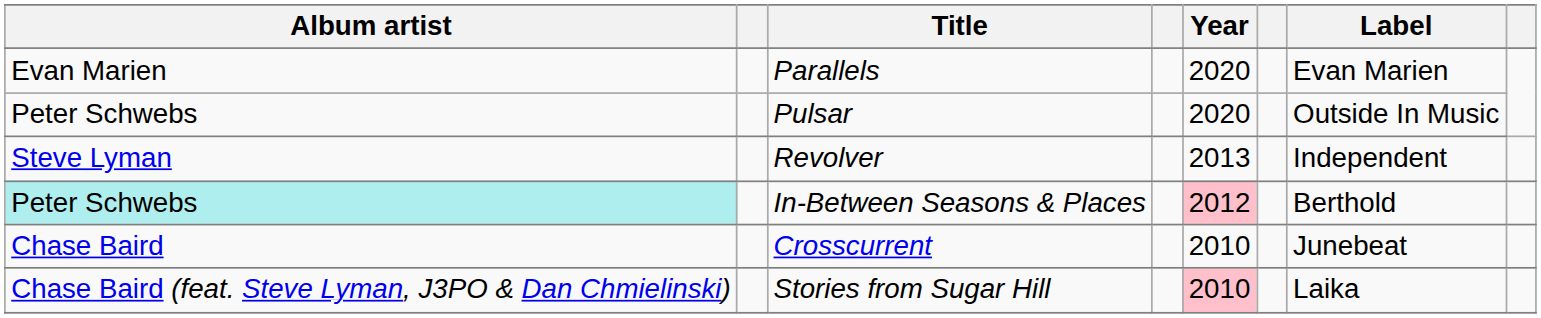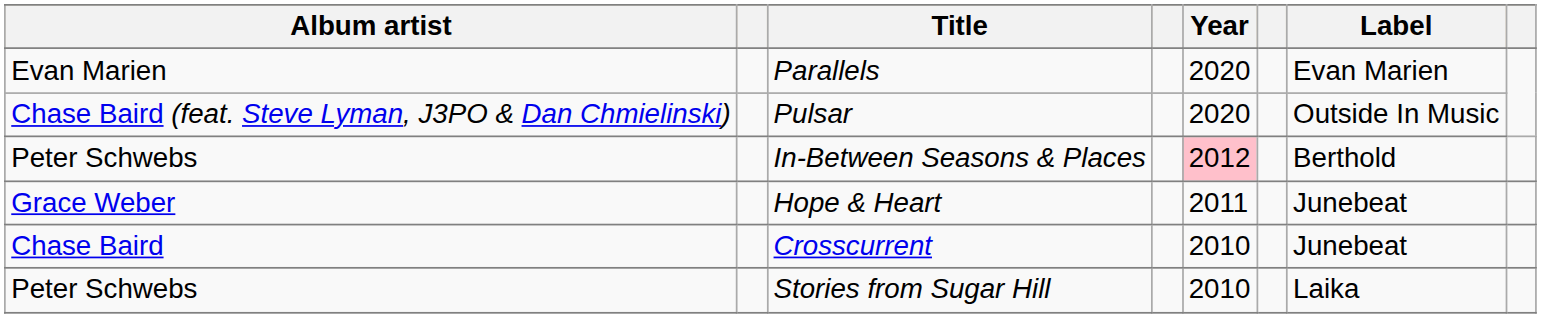(104, 114) Peter Schwebs -> (371, 114) Chase Baird (feat. Steve Lyman, J3PO & Dan Chmielinski)
- row: (828, 158)
(104, 202) paleturquoise background -> (104, 158) no background
+ row: (857, 202)
(371, 289) Chase Baird (feat. Steve Lyman, J3PO & Dan Chmielinski) -> (104, 289) Peter Schwebs
(1220, 289) pink background -> (1220, 289) no background
